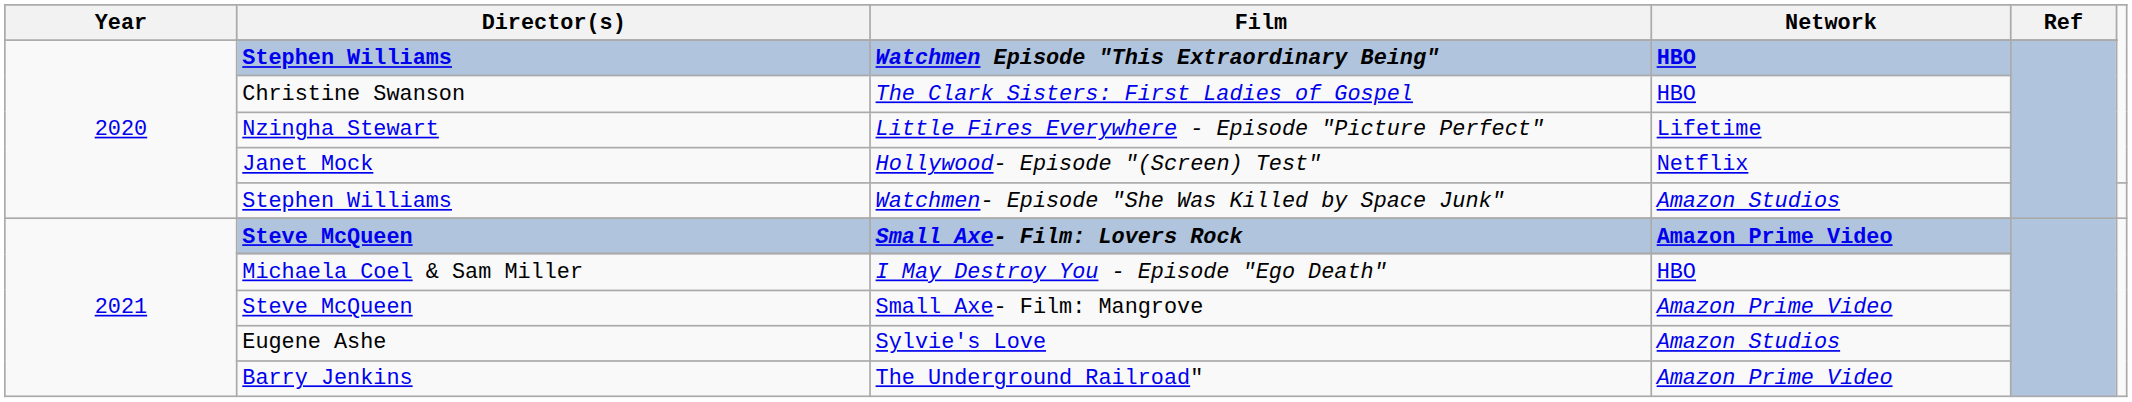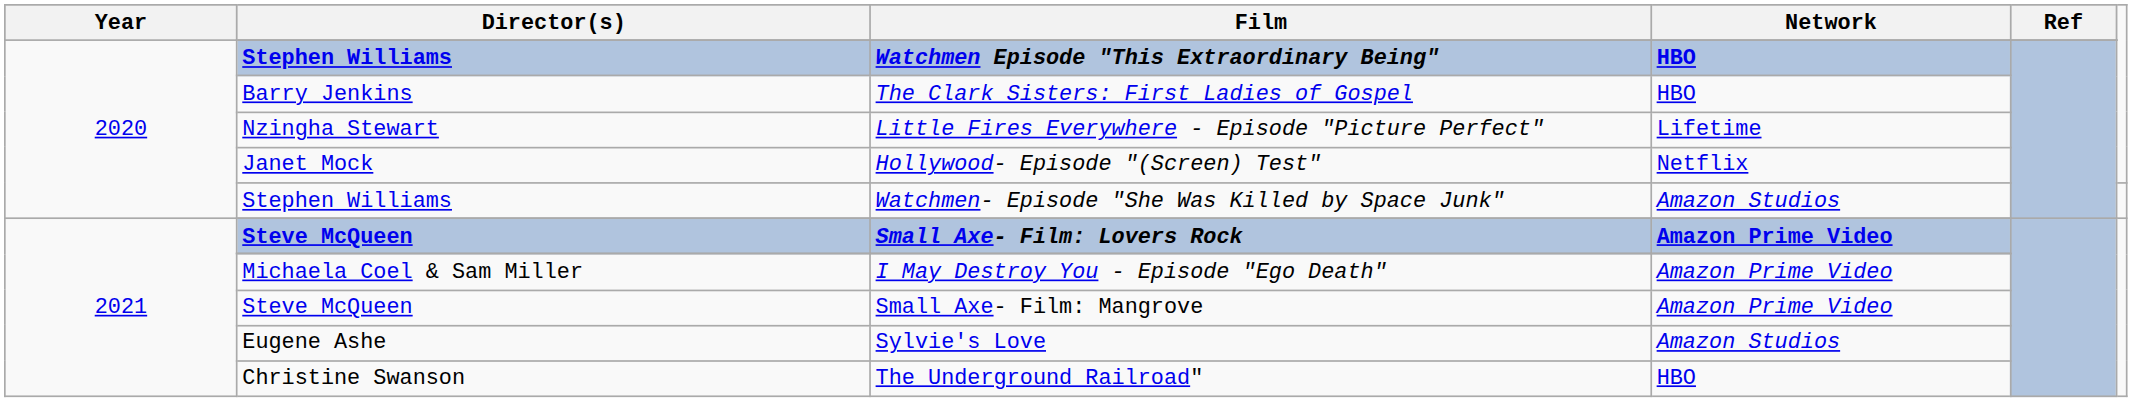(354, 94) Christine Swanson -> (327, 94) Barry Jenkins
(1676, 272) HBO -> (1775, 272) Amazon Prime Video
(327, 379) Barry Jenkins -> (354, 379) Christine Swanson
(1775, 379) Amazon Prime Video -> (1676, 379) HBO
